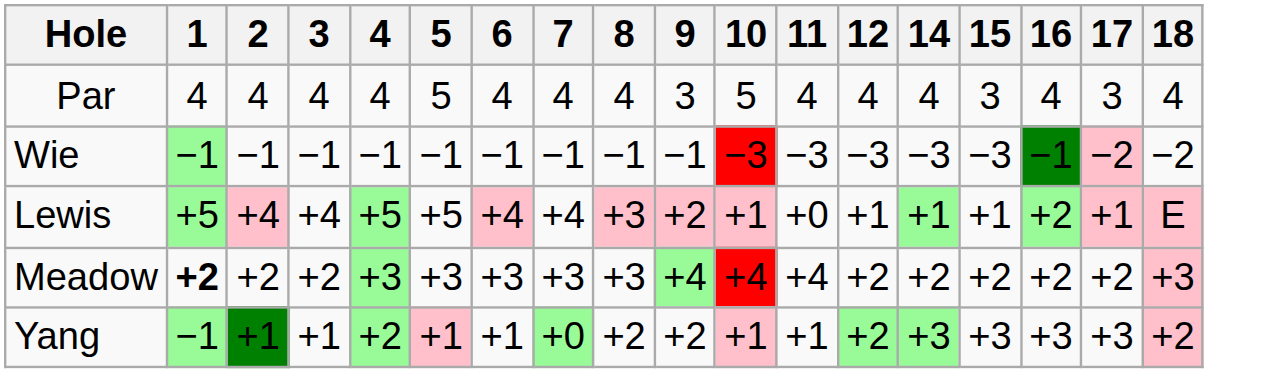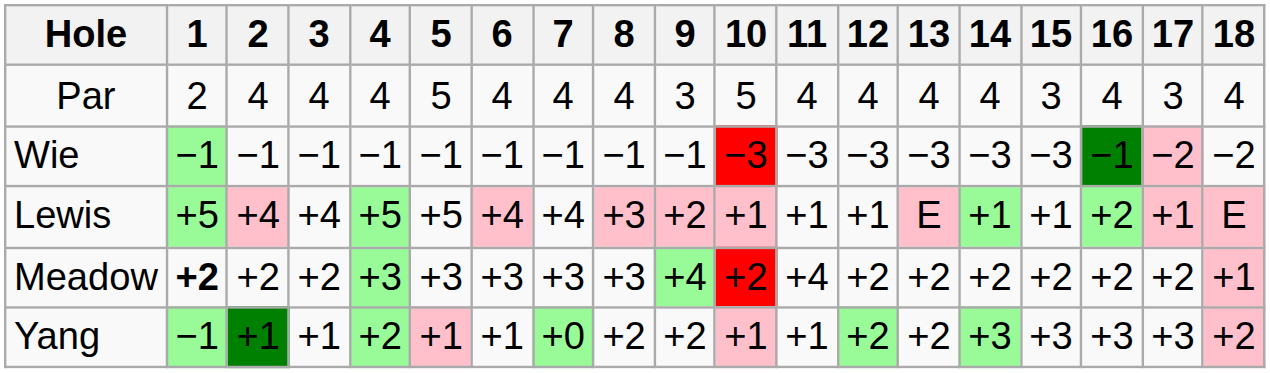+ column: (929, 34)
(197, 95) 4 -> (197, 95) 2
(807, 215) +0 -> (807, 215) +1
(746, 276) +4 -> (746, 276) +2
(1173, 276) +3 -> (1234, 276) +1
